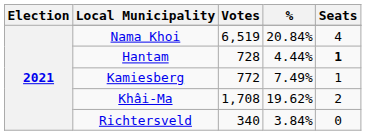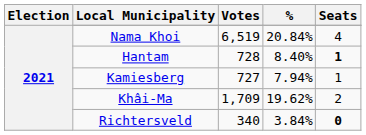(293, 57) 4.44% -> (293, 57) 8.40%
(248, 78) 772 -> (248, 78) 727
(293, 78) 7.49% -> (293, 78) 7.94%
(241, 99) 1,708 -> (241, 99) 1,709
(338, 120) normal -> (338, 120) bold
